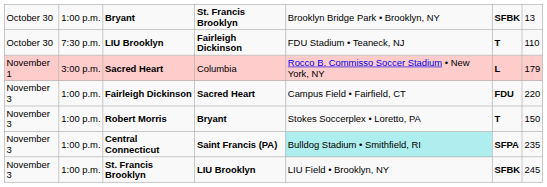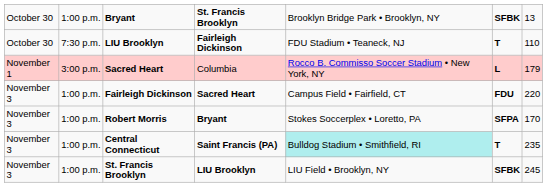(497, 119) T -> (507, 119) SFPA
(532, 119) 150 -> (532, 119) 170
(507, 145) SFPA -> (497, 145) T
